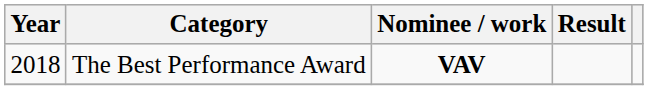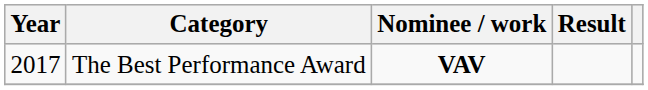(35, 63) 2018 -> (35, 63) 2017
